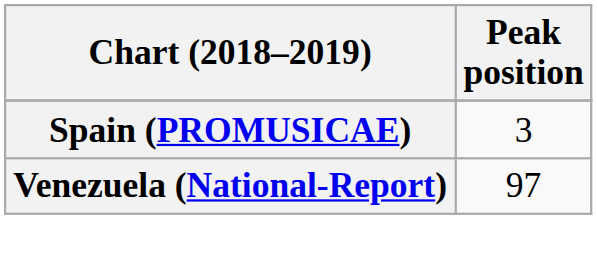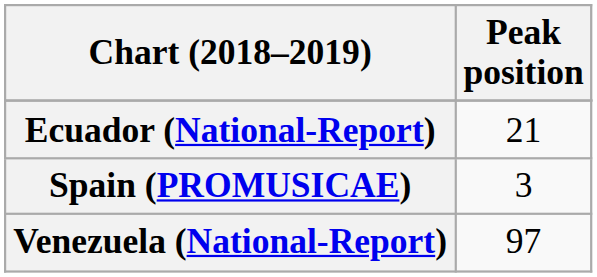+ row: (230, 128)
